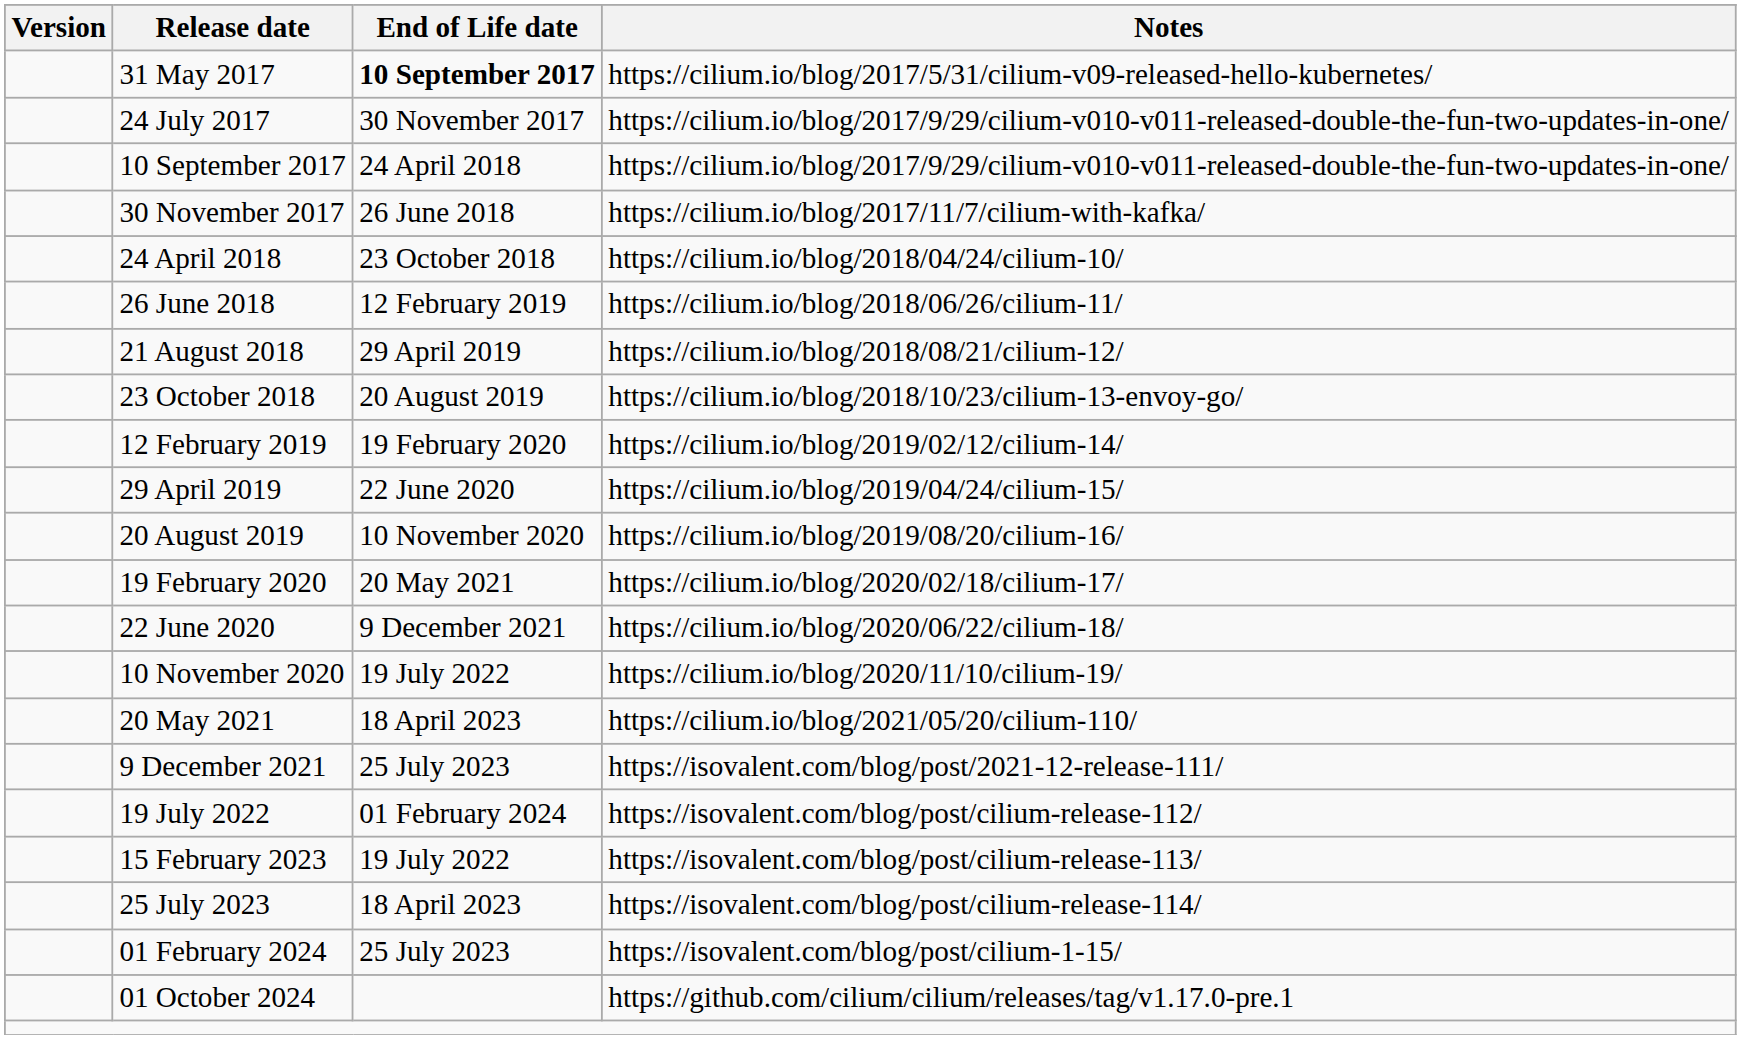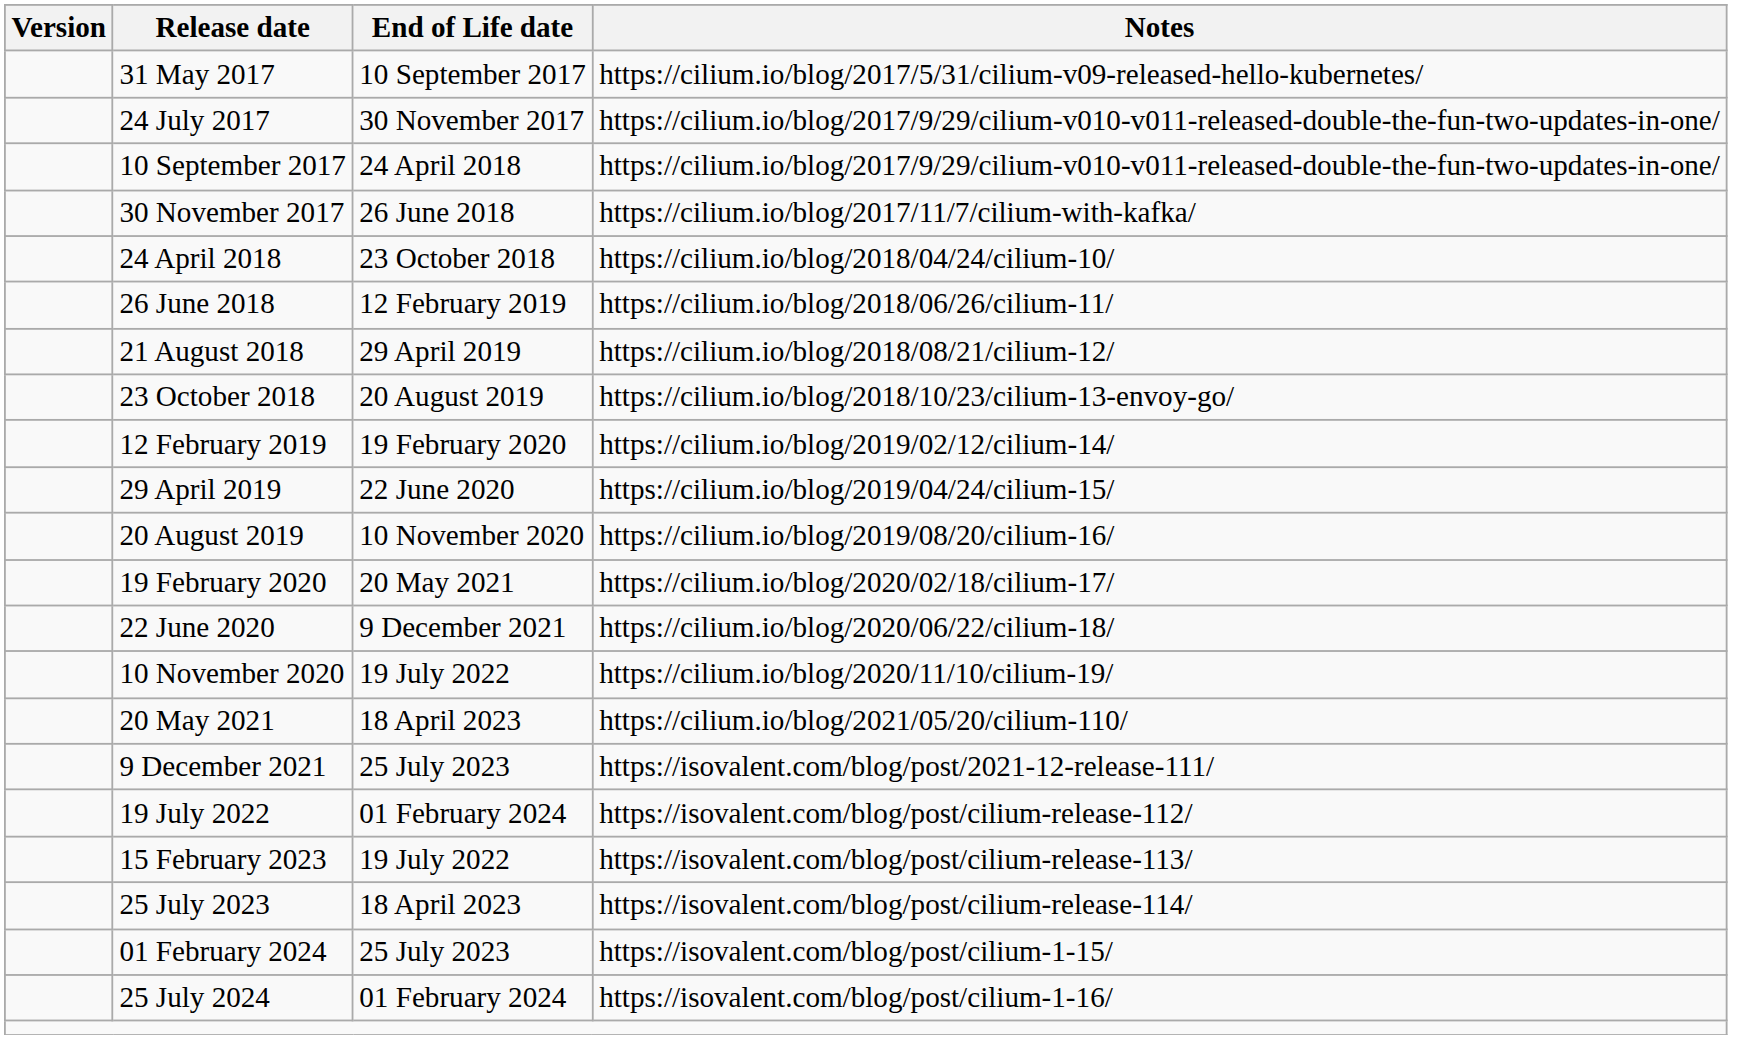(477, 73) bold -> (473, 73) normal
+ row: (195, 997)
- row: (217, 997)
